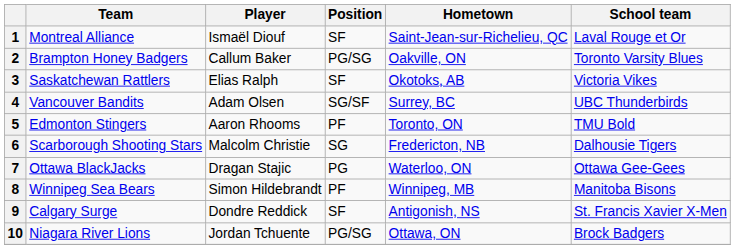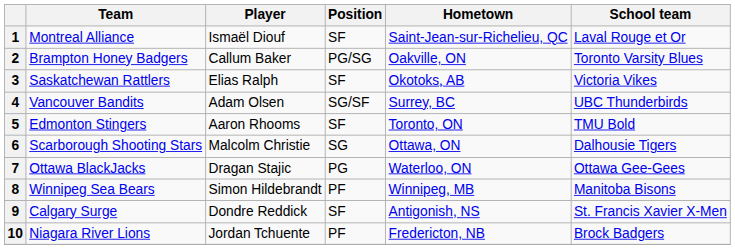(337, 124) PF -> (337, 124) SF
(437, 146) Fredericton, NB -> (425, 146) Ottawa, ON
(350, 233) PG/SG -> (337, 233) PF
(425, 233) Ottawa, ON -> (437, 233) Fredericton, NB
